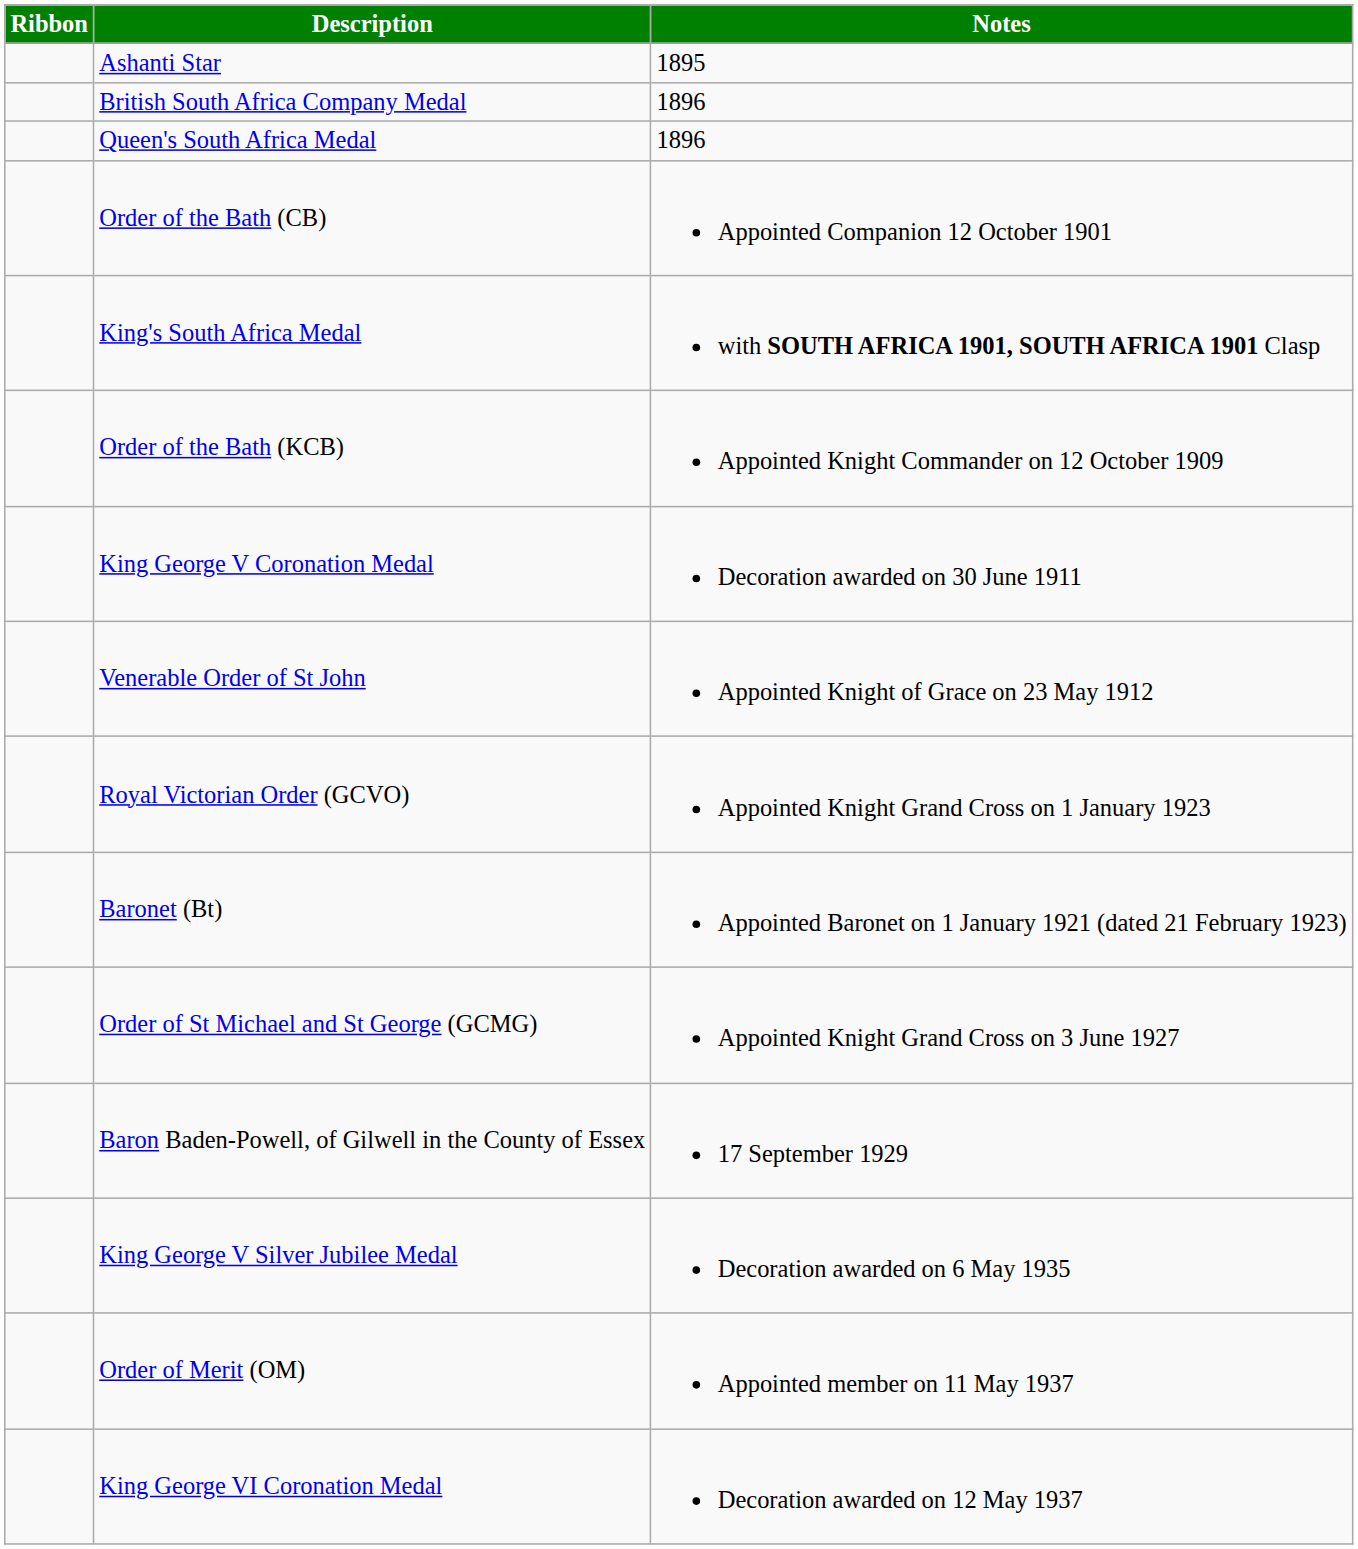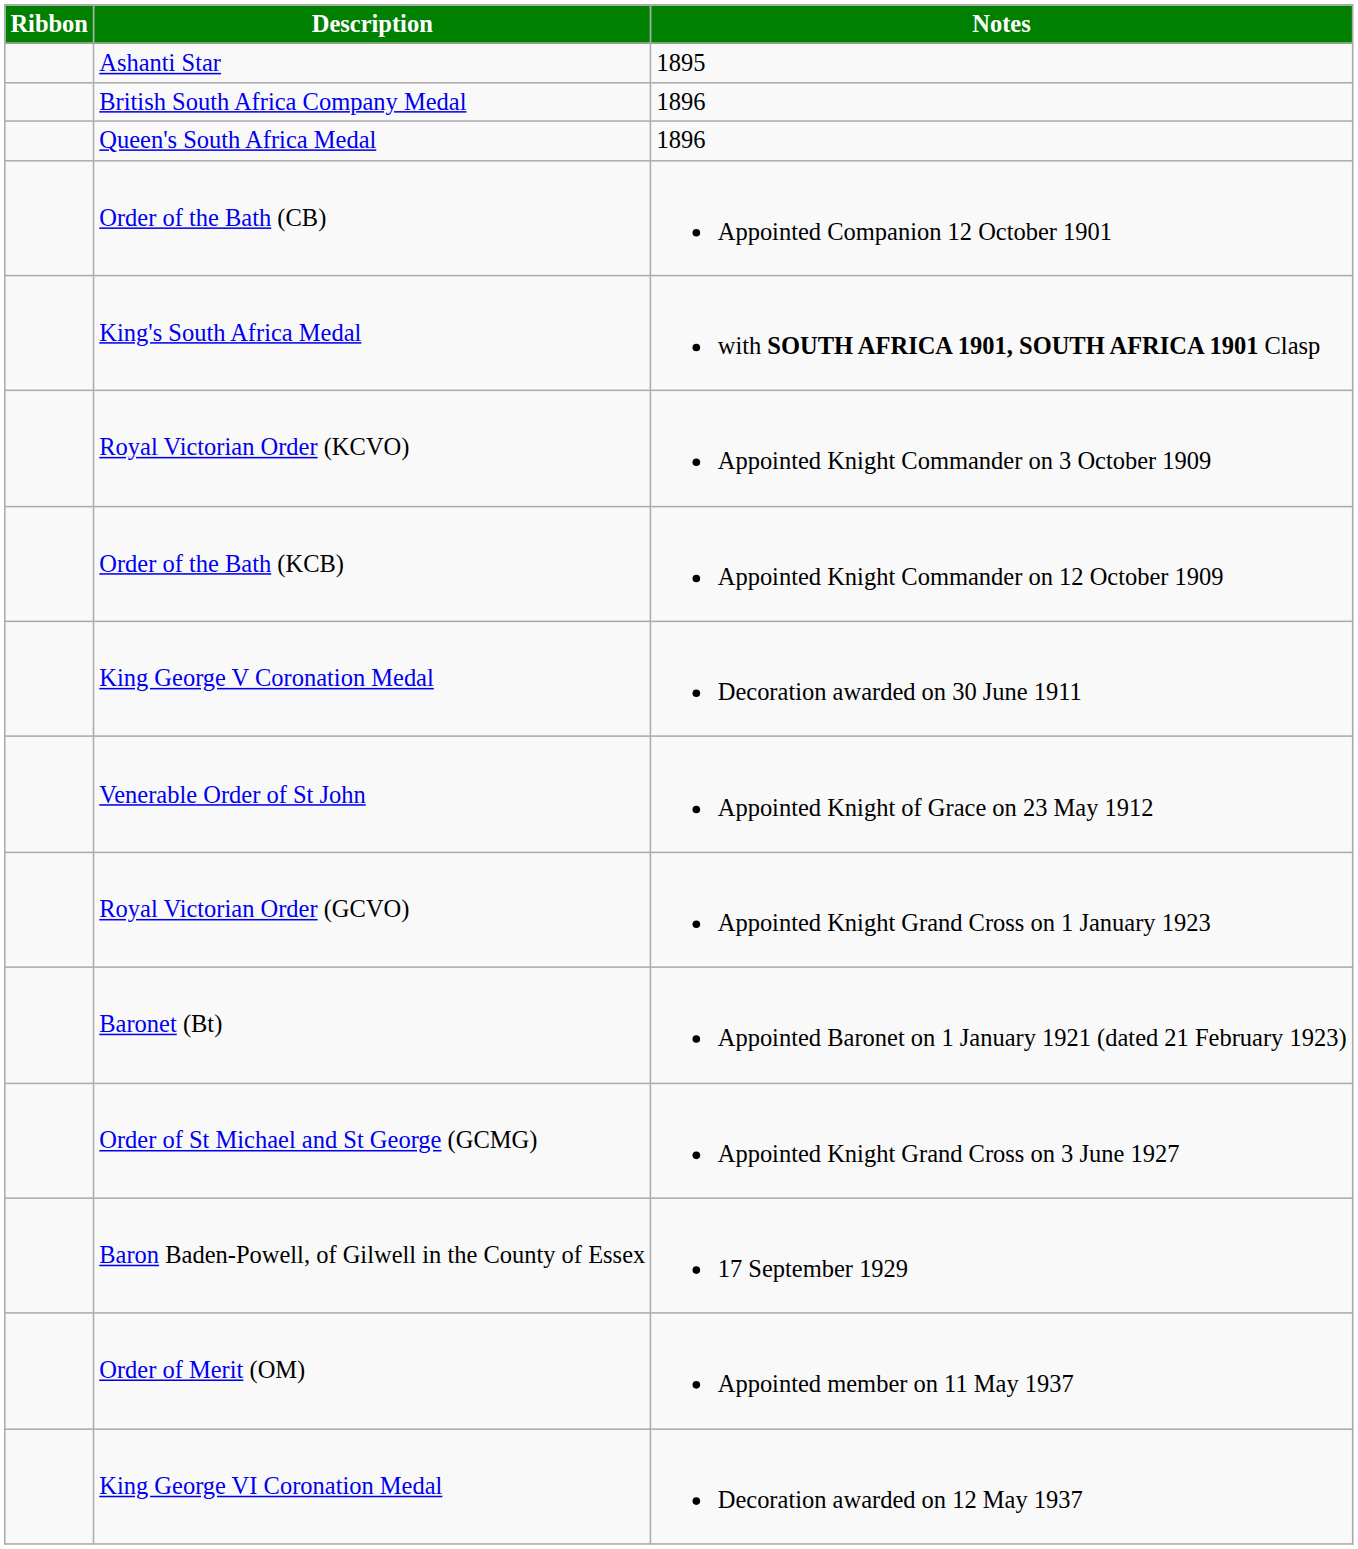+ row: (254, 448)
- row: (278, 1255)
